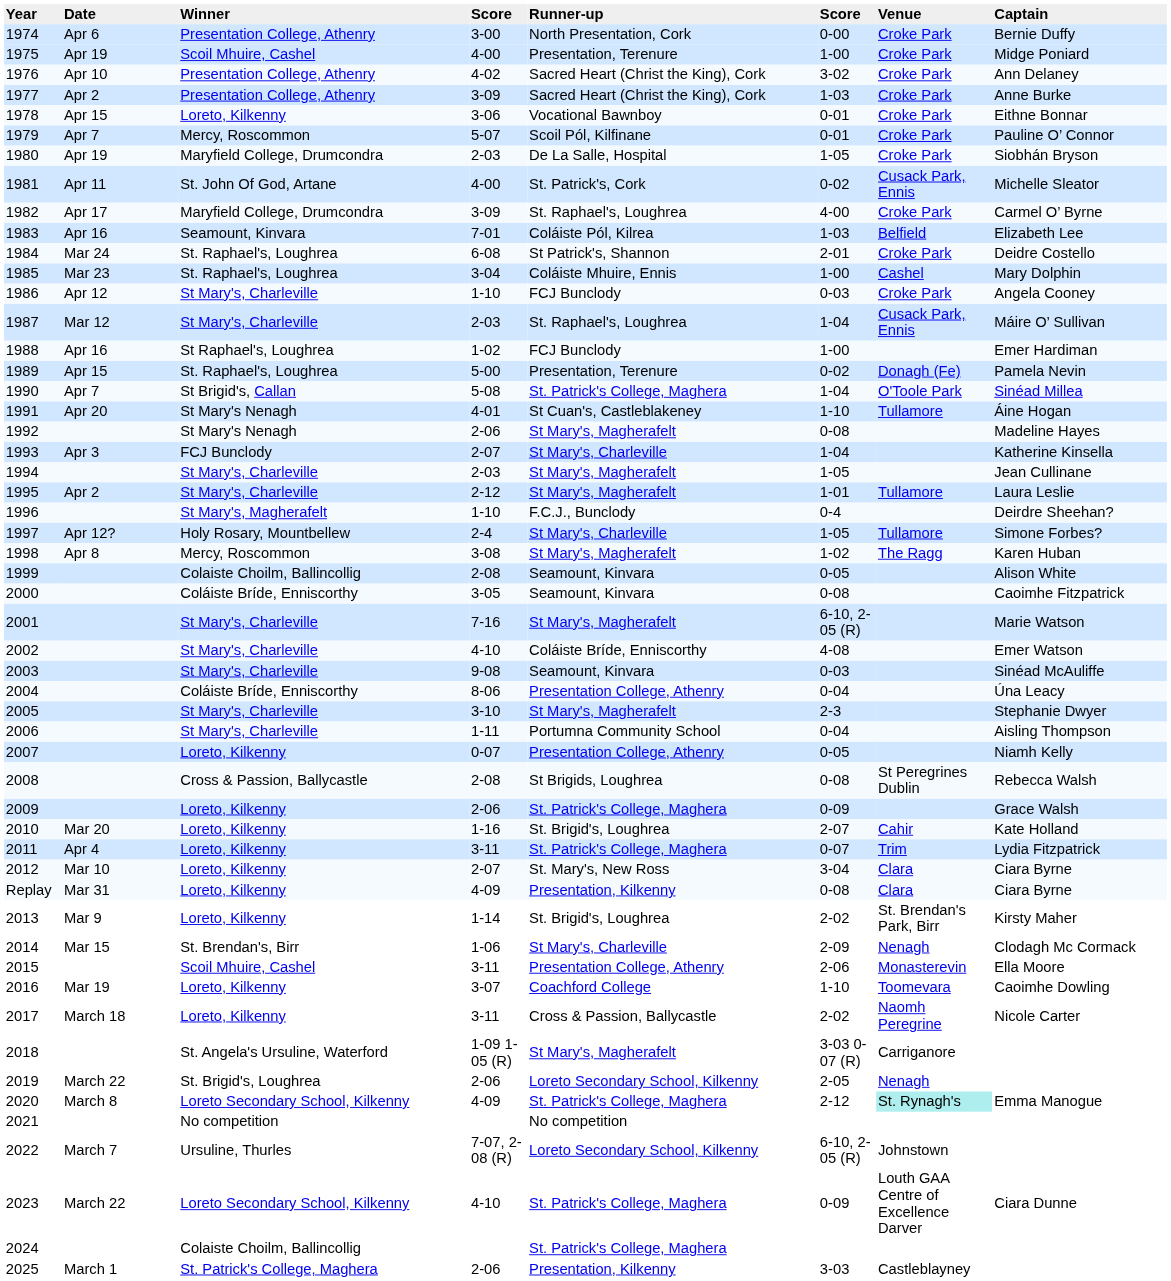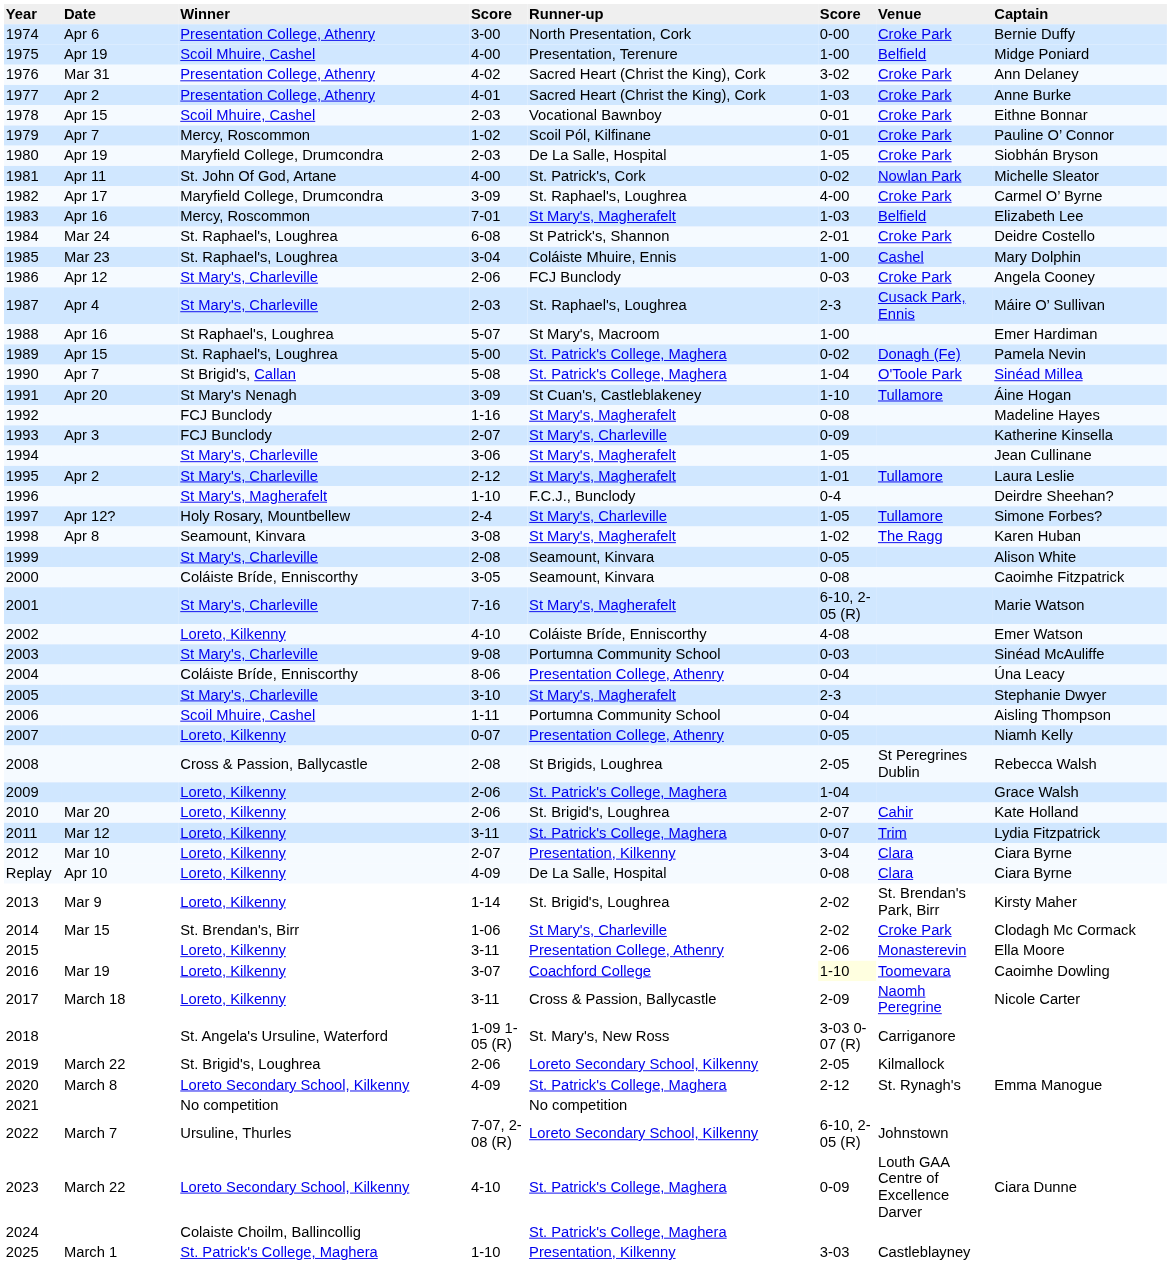(915, 54) Croke Park -> (902, 54) Belfield
(86, 74) Apr 10 -> (87, 74) Mar 31
(486, 95) 3-09 -> (486, 95) 4-01
(233, 115) Loreto, Kilkenny -> (248, 115) Scoil Mhuire, Cashel
(486, 115) 3-06 -> (486, 115) 2-03
(486, 135) 5-07 -> (486, 135) 1-02
(922, 184) Cusack Park, Ennis -> (920, 176) Nowlan Park
(243, 233) Seamount, Kinvara -> (245, 216) Mercy, Roscommon
(591, 233) Coláiste Pól, Kilrea -> (603, 216) St Mary's, Magherafelt
(486, 293) 1-10 -> (486, 277) 2-06
(87, 322) Mar 12 -> (82, 305) Apr 4
(835, 322) 1-04 -> (830, 305) 2-3
(486, 350) 1-02 -> (486, 334) 5-07
(575, 350) FCJ Bunclody -> (594, 334) St Mary's, Macroom
(603, 371) Presentation, Terenure -> (628, 354) St. Patrick's College, Maghera
(486, 411) 4-01 -> (486, 395) 3-09
(239, 431) St Mary's Nenagh -> (226, 415) FCJ Bunclody
(486, 431) 2-06 -> (486, 415) 1-16
(835, 452) 1-04 -> (835, 435) 0-09
(486, 472) 2-03 -> (486, 455) 3-06
(245, 553) Mercy, Roscommon -> (243, 536) Seamount, Kinvara
(271, 573) Colaiste Choilm, Ballincollig -> (249, 556) St Mary's, Charleville
(249, 650) St Mary's, Charleville -> (233, 634) Loreto, Kilkenny
(592, 671) Seamount, Kinvara -> (625, 654) Portumna Community School
(249, 731) St Mary's, Charleville -> (248, 715) Scoil Mhuire, Cashel
(835, 780) 0-08 -> (835, 763) 2-05
(835, 809) 0-09 -> (835, 792) 1-04
(486, 829) 1-16 -> (486, 812) 2-06
(82, 849) Apr 4 -> (87, 832) Mar 12
(599, 869) St. Mary's, New Ross -> (602, 853) Presentation, Kilkenny
(87, 890) Mar 31 -> (86, 873) Apr 10
(602, 890) Presentation, Kilkenny -> (598, 873) De La Salle, Hospital
(835, 947) 2-09 -> (835, 930) 2-02
(904, 947) Nenagh -> (915, 930) Croke Park
(248, 967) Scoil Mhuire, Cashel -> (233, 950) Loreto, Kilkenny
(835, 987) no background -> (835, 970) lightyellow background
(835, 1016) 2-02 -> (835, 999) 2-09
(603, 1052) St Mary's, Magherafelt -> (599, 1036) St. Mary's, New Ross
(904, 1081) Nenagh -> (911, 1064) Kilmallock
(919, 1101) paleturquoise background -> (919, 1085) no background
(486, 1269) 2-06 -> (486, 1252) 1-10
